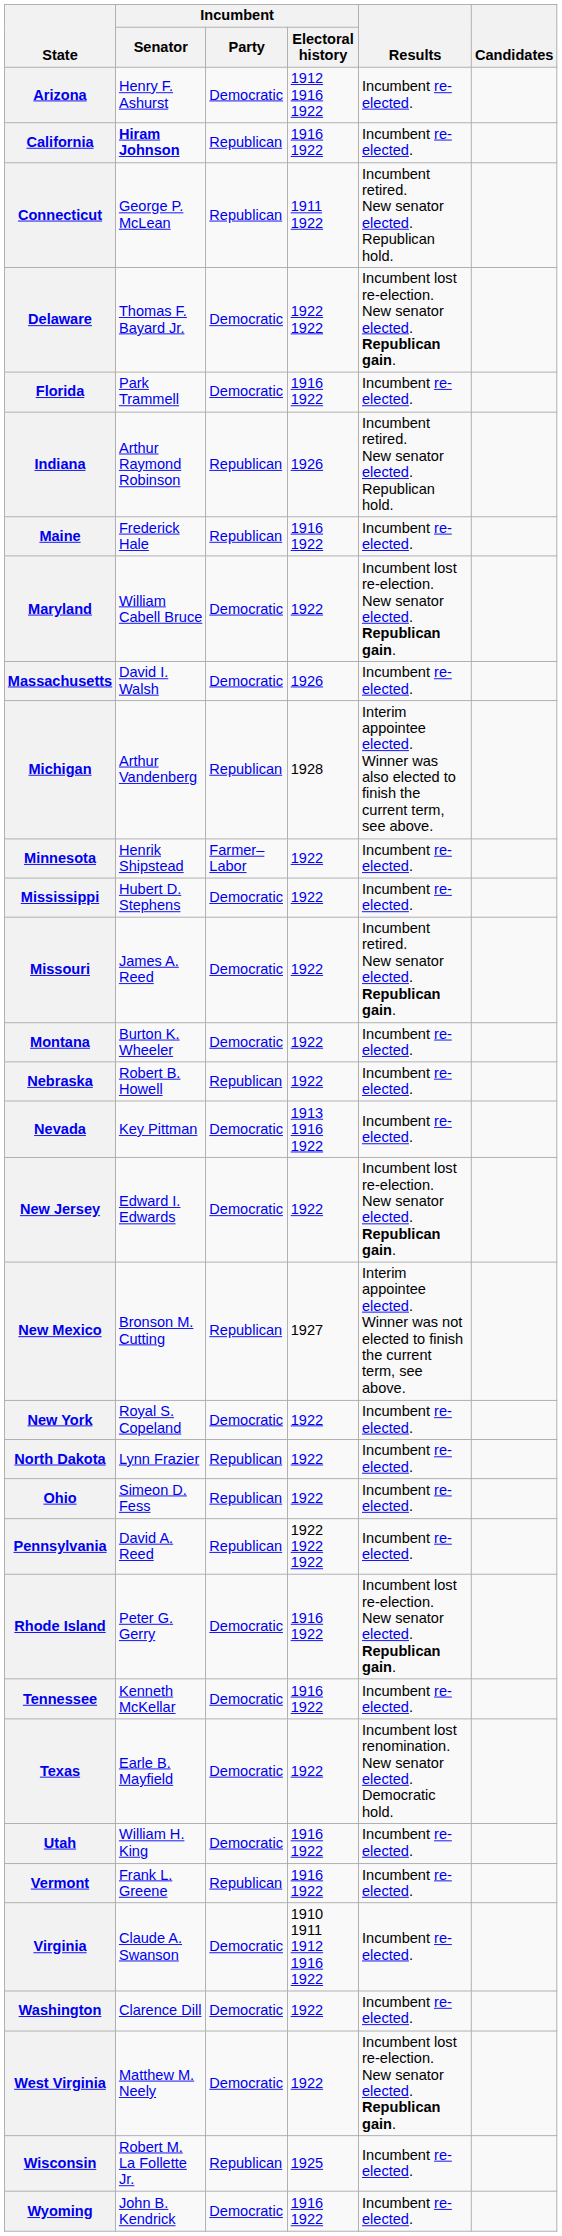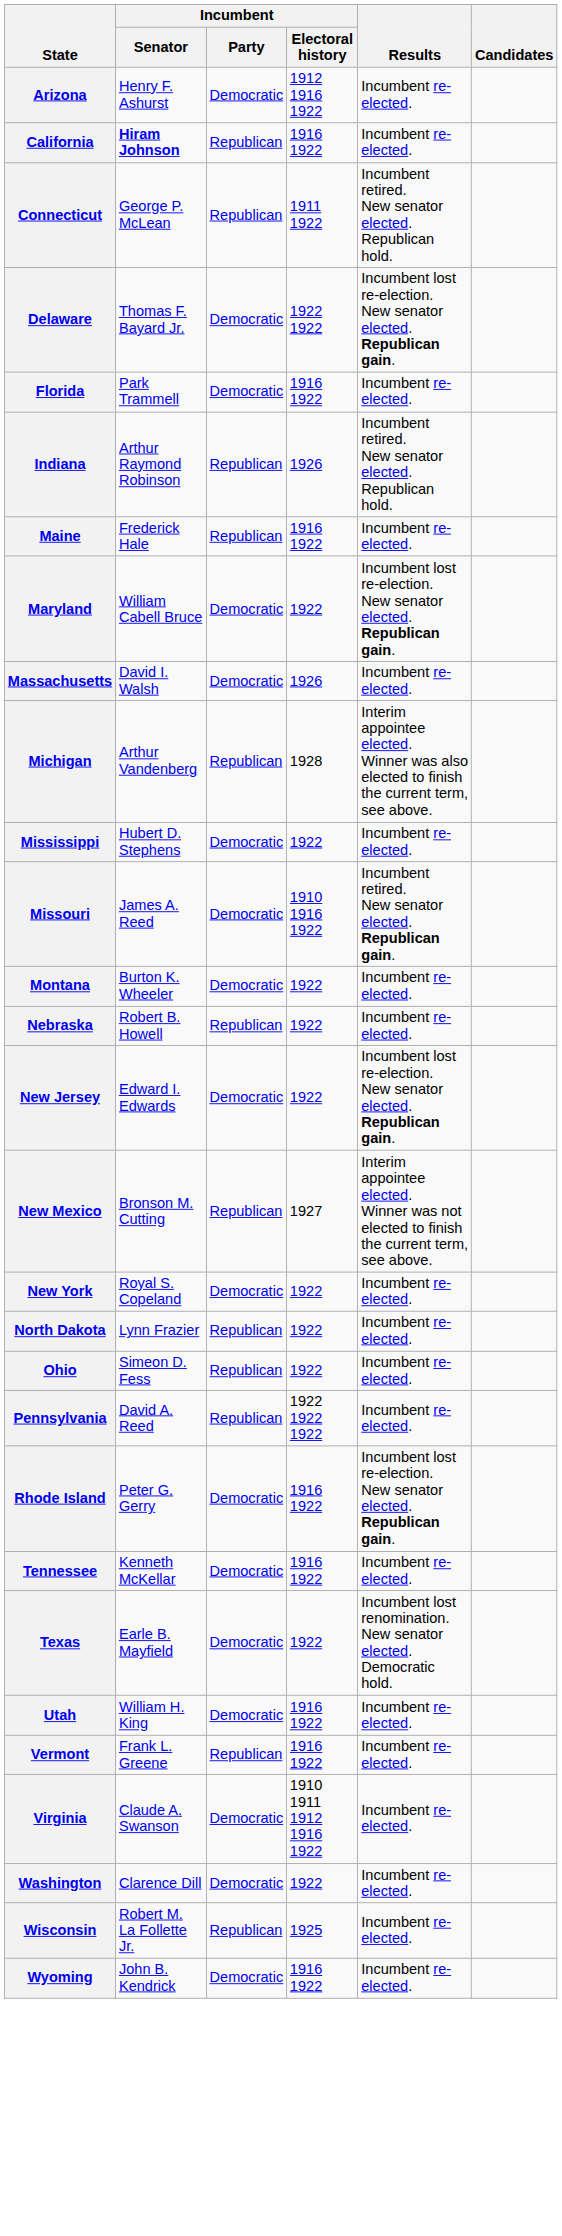- row: (60, 858)
(307, 969) 1922 -> (306, 914) 1910 1916 1922
- row: (60, 1129)
- row: (60, 2083)
